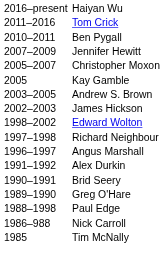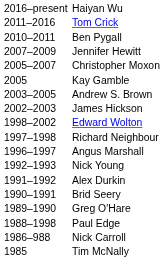+ row: (98, 166)
